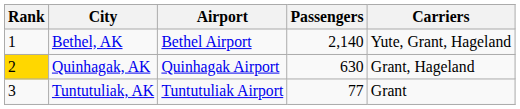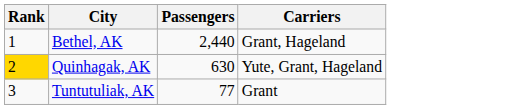- column: (222, 16)
(346, 41) 2,140 -> (217, 41) 2,440
(441, 41) Yute, Grant, Hageland -> (294, 41) Grant, Hageland
(423, 66) Grant, Hageland -> (312, 66) Yute, Grant, Hageland
